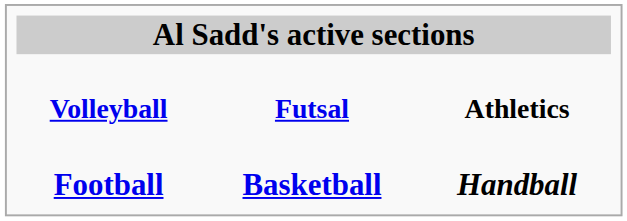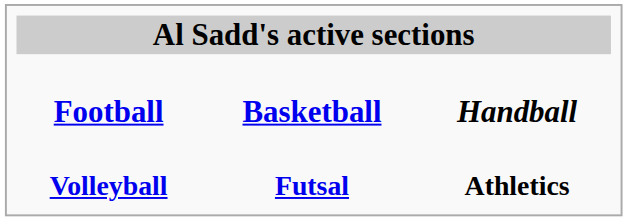rows swapped: (109, 185) <-> (109, 109)
